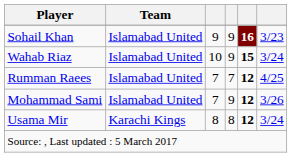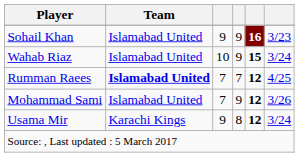(155, 78) normal -> (159, 78) bold
(215, 120) 8 -> (223, 120) 9
